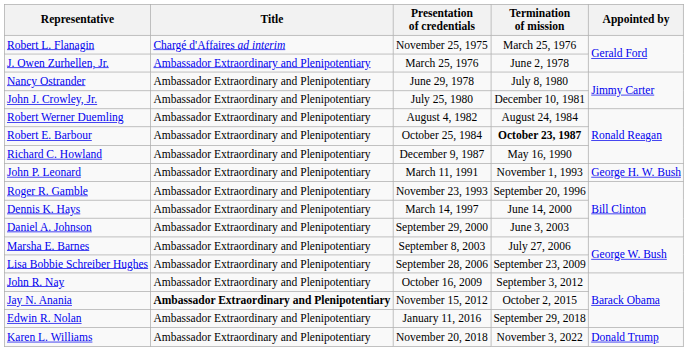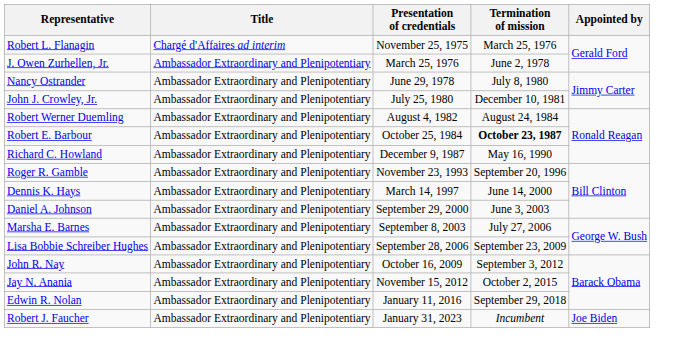- row: (44, 172)
(272, 300) bold -> (262, 282) normal
- row: (50, 337)
+ row: (48, 318)
